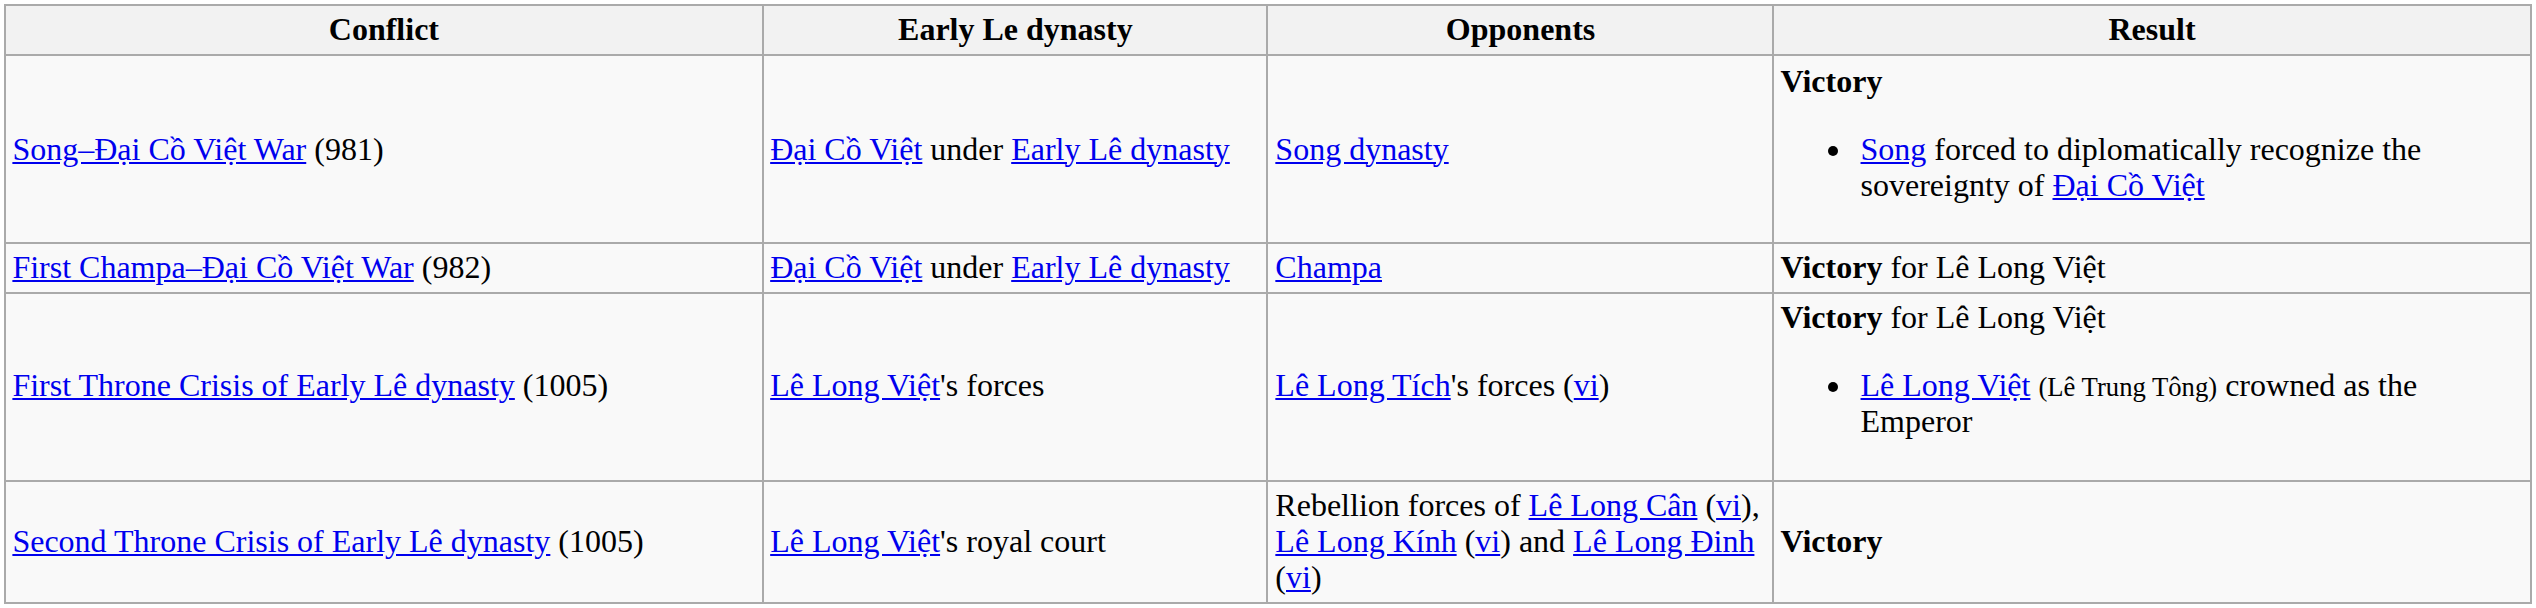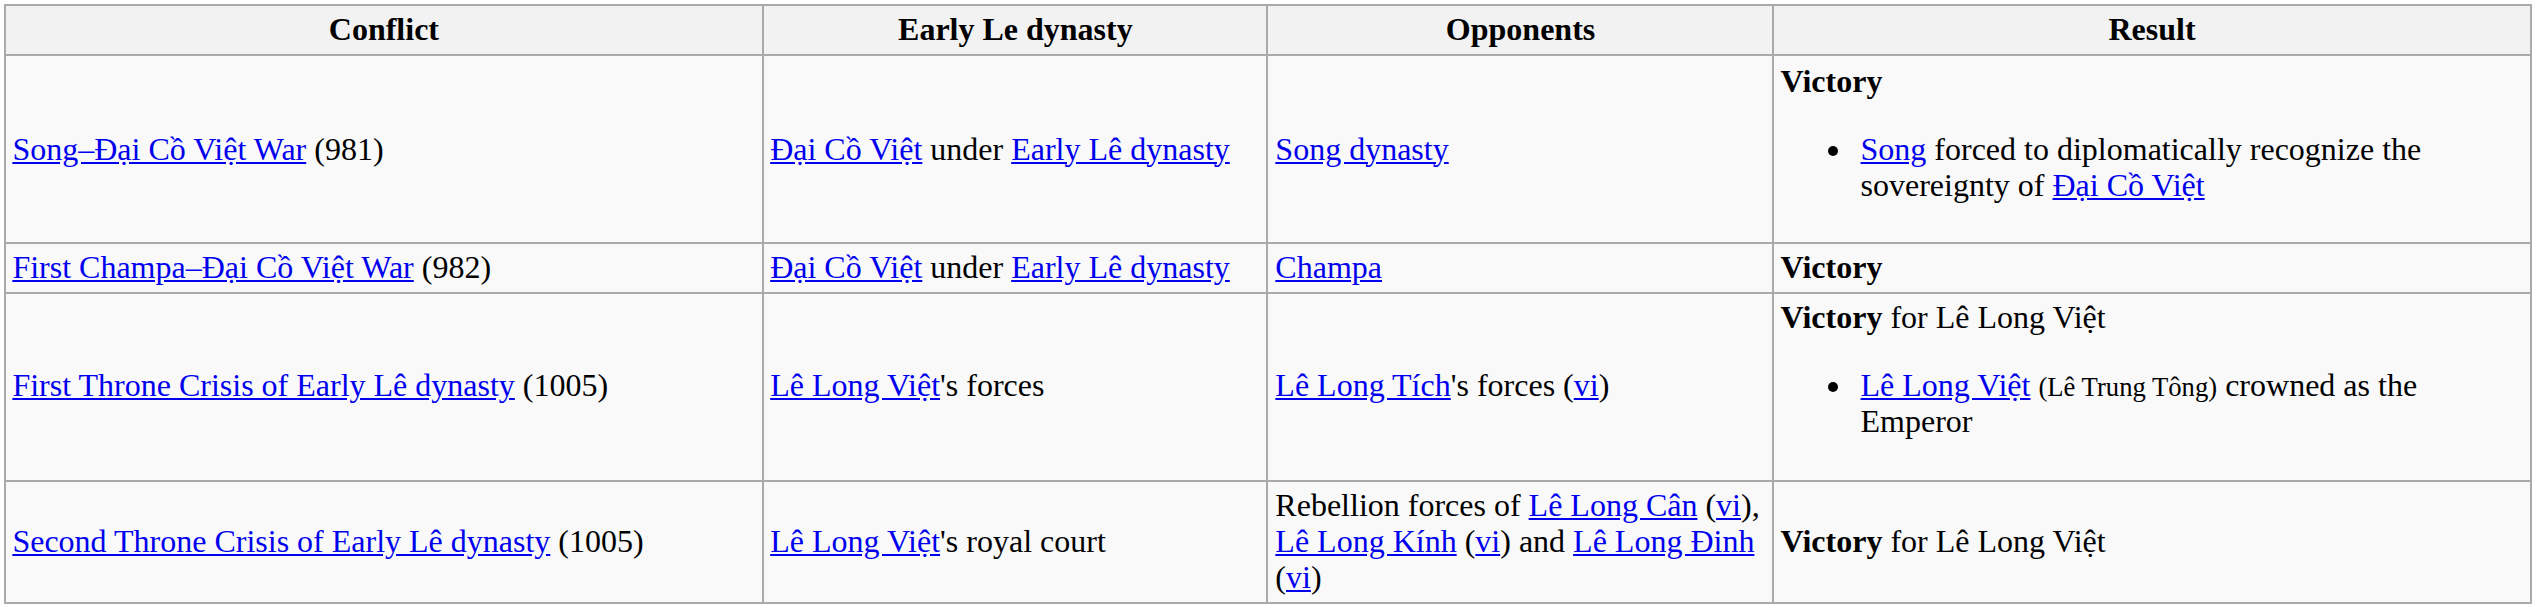(1943, 267) Victory for Lê Long Việt -> (1831, 267) Victory
(1831, 540) Victory -> (1943, 540) Victory for Lê Long Việt
